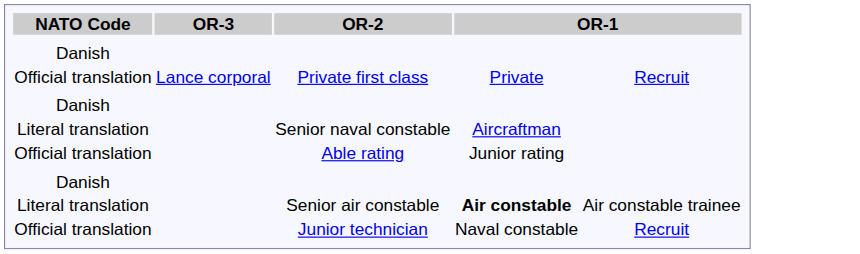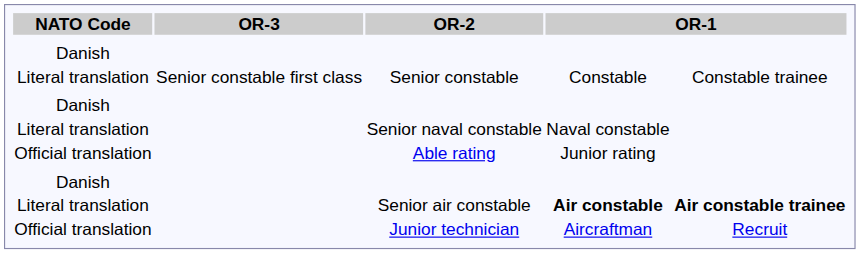+ row: (83, 76)
- row: (83, 76)
(517, 129) Aircraftman -> (608, 129) Naval constable
(662, 205) normal -> (760, 205) bold
(517, 229) Naval constable -> (608, 229) Aircraftman
